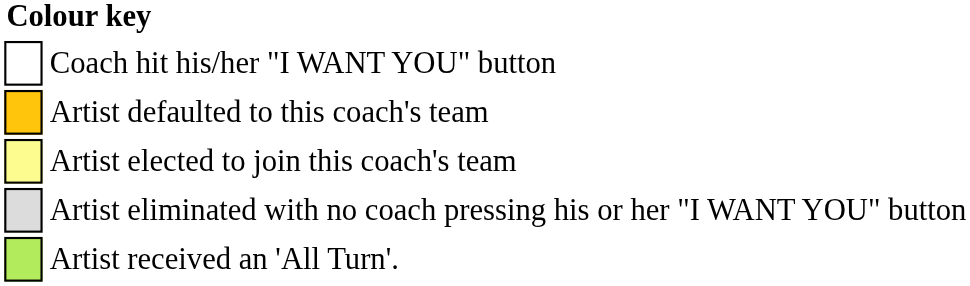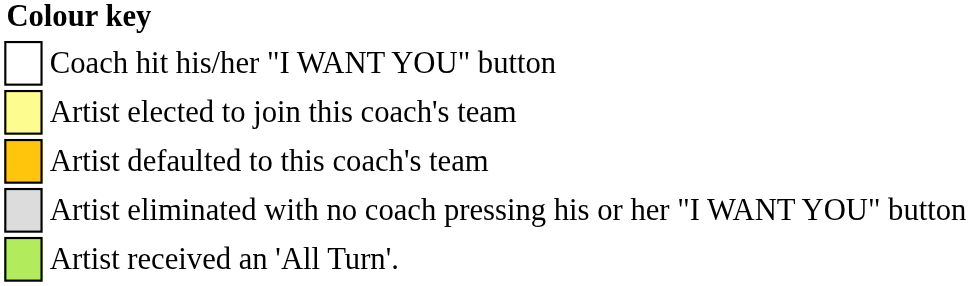rows swapped: (269, 111) <-> (283, 160)
